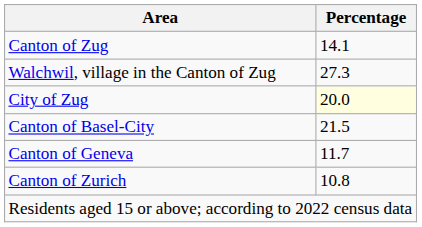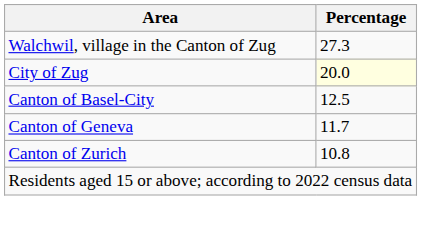- row: (58, 45)
(335, 126) 21.5 -> (335, 99) 12.5
